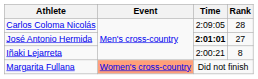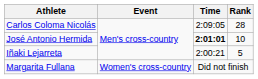(240, 39) 27 -> (240, 39) 10
(240, 53) 8 -> (240, 53) 5
(145, 67) lightsalmon background -> (145, 67) no background
